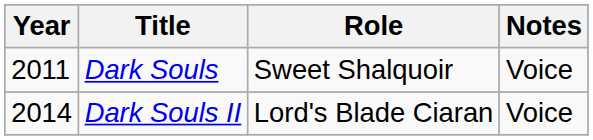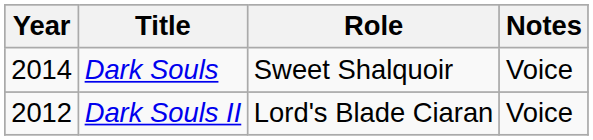(41, 69) 2011 -> (42, 69) 2014
(42, 112) 2014 -> (42, 112) 2012
